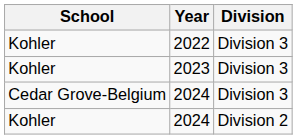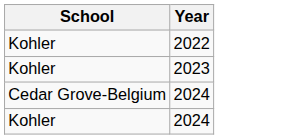- column: (253, 17)
